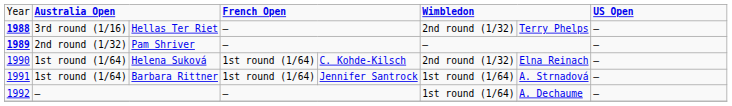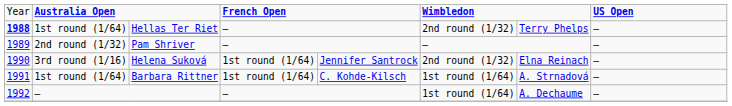(81, 28) 3rd round (1/16) -> (81, 28) 1st round (1/64)
(18, 44) bold -> (18, 44) normal
(81, 61) 1st round (1/64) -> (81, 61) 3rd round (1/16)
(363, 61) C. Kohde-Kilsch -> (369, 61) Jennifer Santrock
(369, 77) Jennifer Santrock -> (363, 77) C. Kohde-Kilsch
